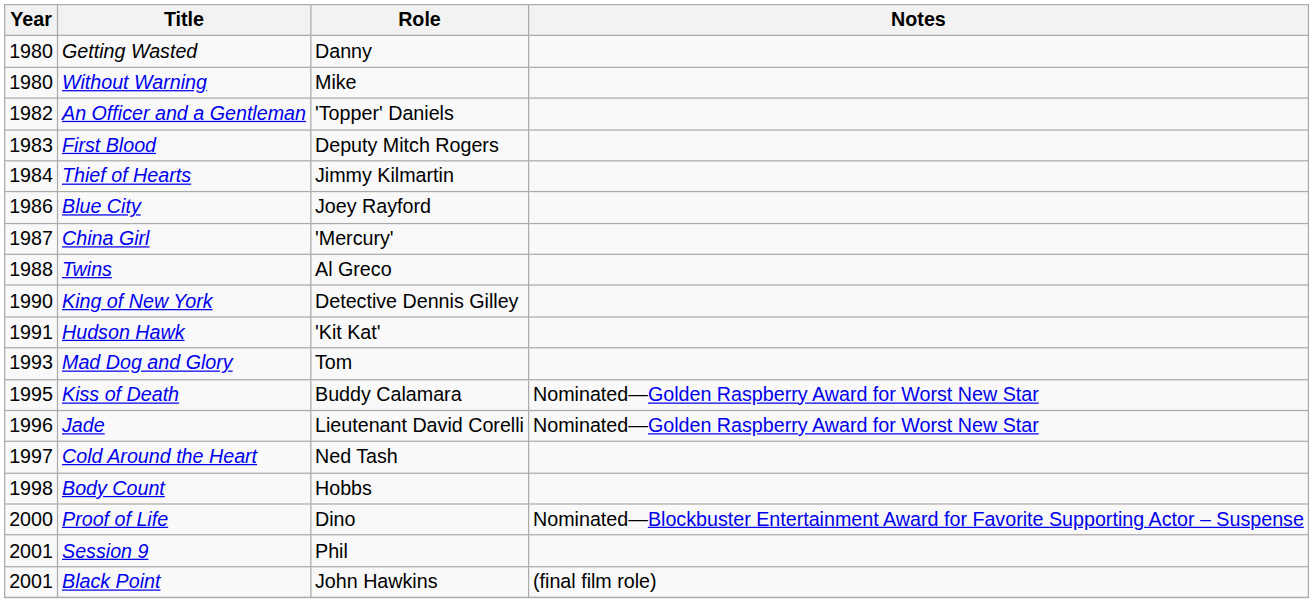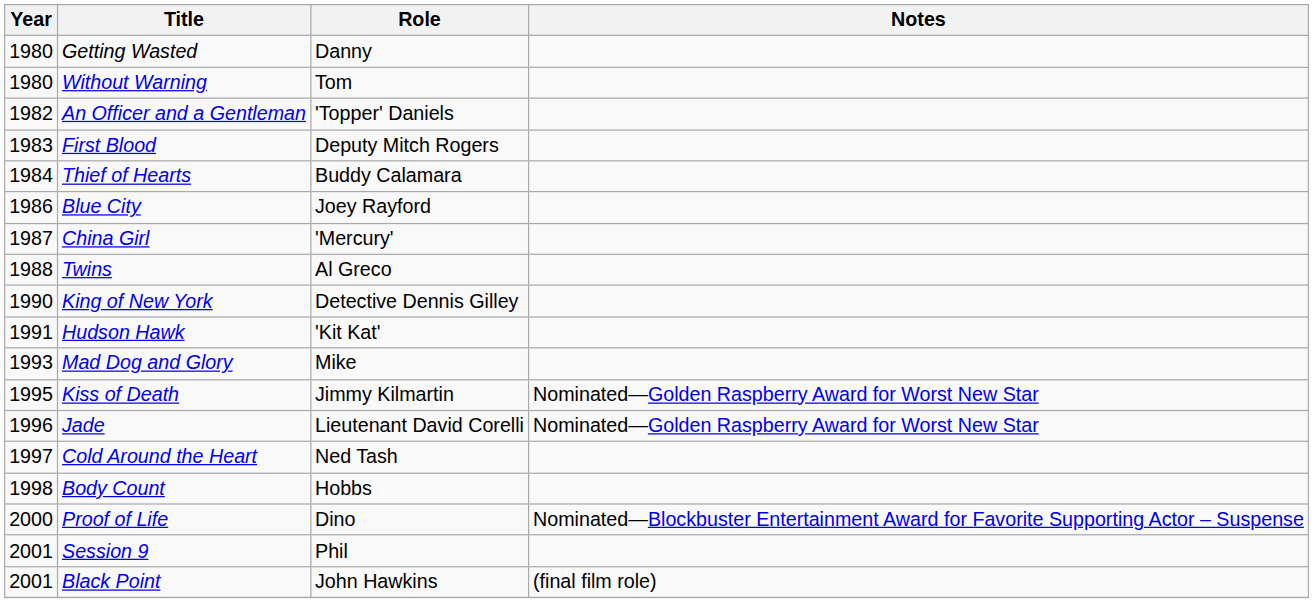(336, 82) Mike -> (334, 82) Tom
(384, 176) Jimmy Kilmartin -> (388, 176) Buddy Calamara
(334, 363) Tom -> (336, 363) Mike
(388, 394) Buddy Calamara -> (384, 394) Jimmy Kilmartin
